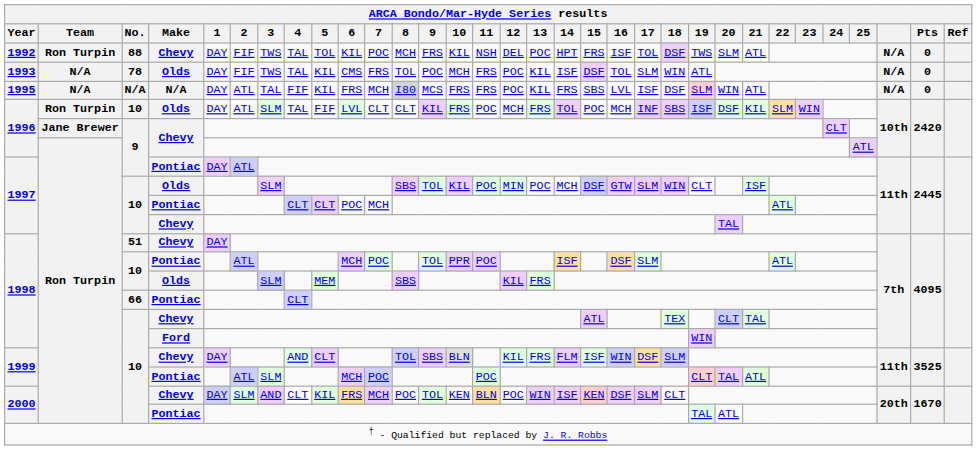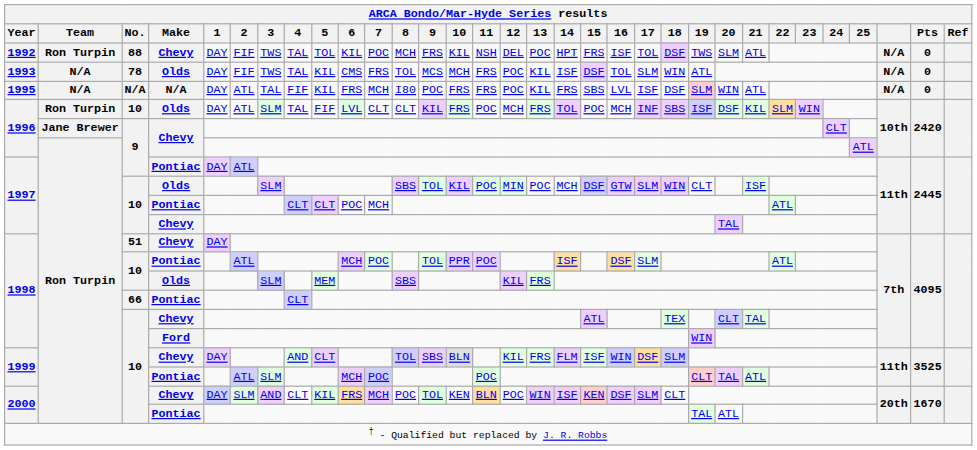(432, 71) POC -> (432, 71) MCS
(406, 90) lightgrey background -> (406, 90) no background
(432, 90) MCS -> (432, 90) POC
